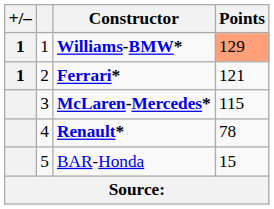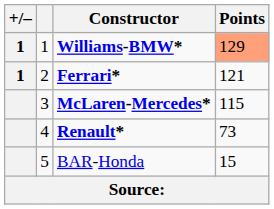(228, 132) 78 -> (228, 132) 73
